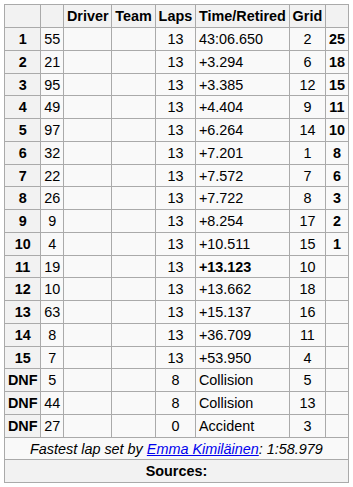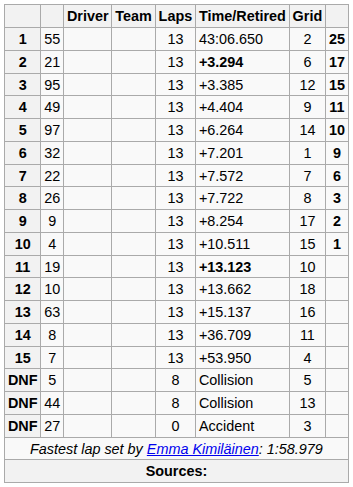(221, 62) normal -> (221, 62) bold
(337, 62) 18 -> (337, 62) 17
(337, 153) 8 -> (337, 153) 9
